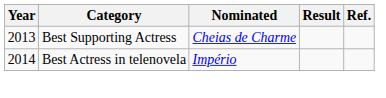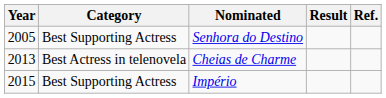+ row: (248, 37)
(109, 37) Best Supporting Actress -> (114, 59) Best Actress in telenovela
(22, 59) 2014 -> (22, 81) 2015
(114, 59) Best Actress in telenovela -> (109, 81) Best Supporting Actress
